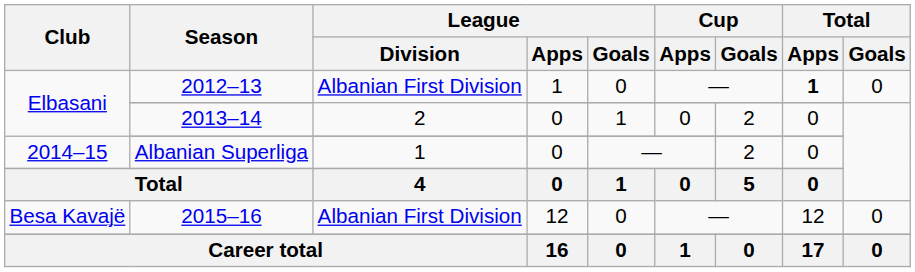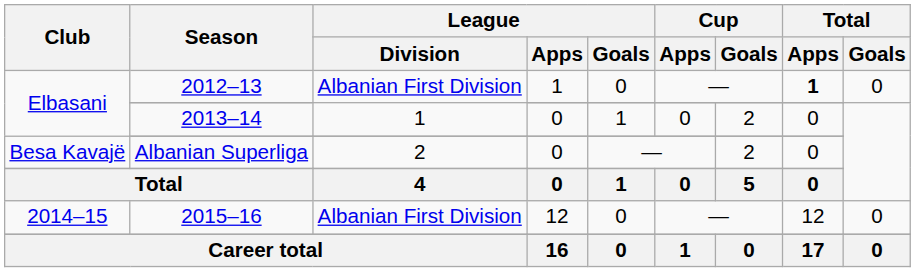(420, 119) 2 -> (420, 119) 1
(67, 151) 2014–15 -> (67, 151) Besa Kavajë
(420, 151) 1 -> (420, 151) 2
(67, 217) Besa Kavajë -> (67, 217) 2014–15
